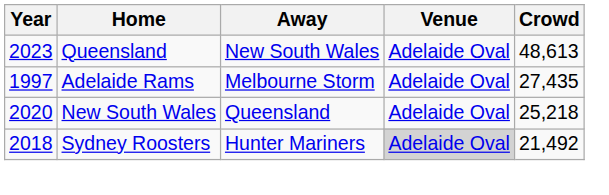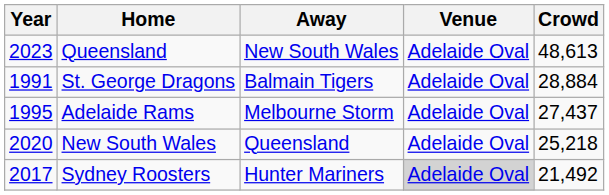+ row: (148, 81)
(31, 81) 1997 -> (31, 112) 1995
(549, 81) 27,435 -> (568, 112) 27,437
(31, 143) 2018 -> (31, 174) 2017
